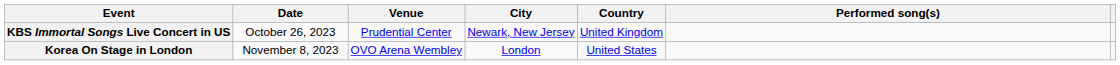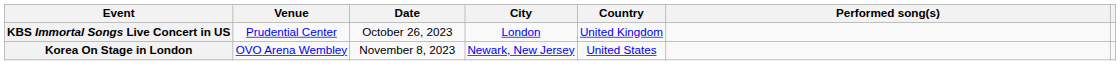columns swapped: (290, 13) <-> (406, 13)
(521, 32) Newark, New Jersey -> (521, 32) London
(521, 50) London -> (521, 50) Newark, New Jersey
